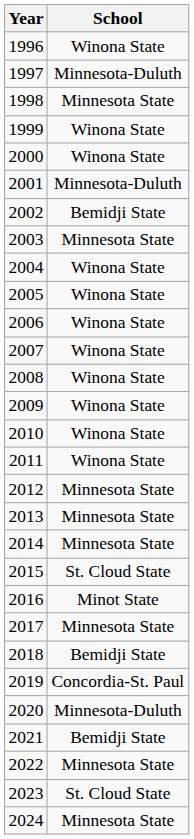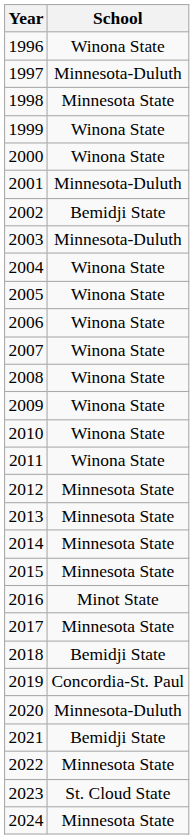(118, 239) Minnesota State -> (118, 239) Minnesota-Duluth
(118, 571) St. Cloud State -> (118, 571) Minnesota State
